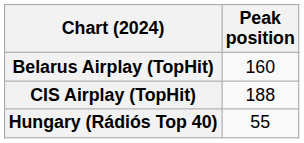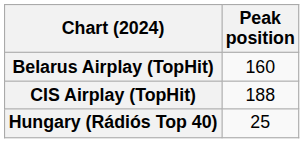(260, 123) 55 -> (260, 123) 25
